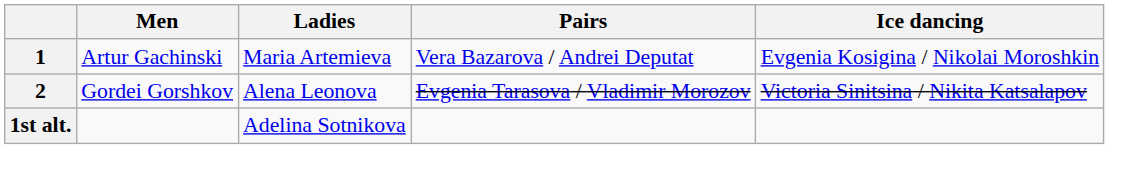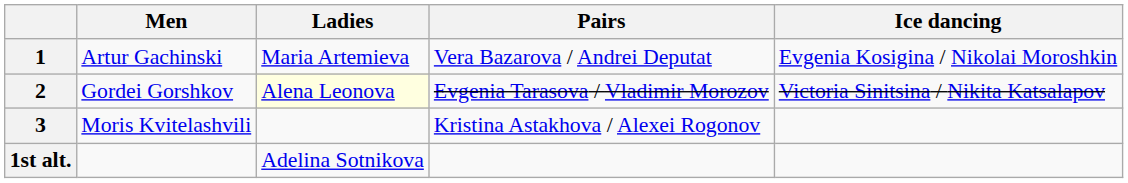(310, 90) no background -> (328, 90) lightyellow background
+ row: (41, 125)
